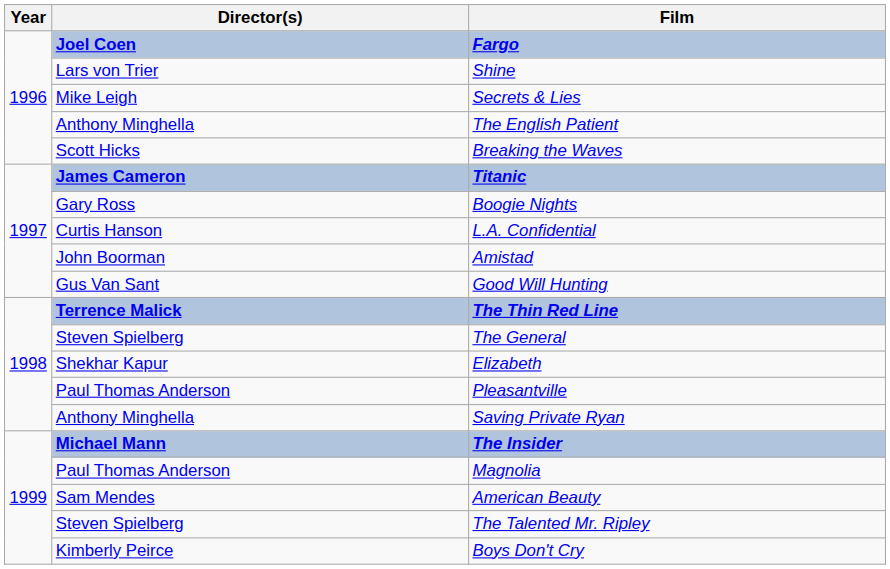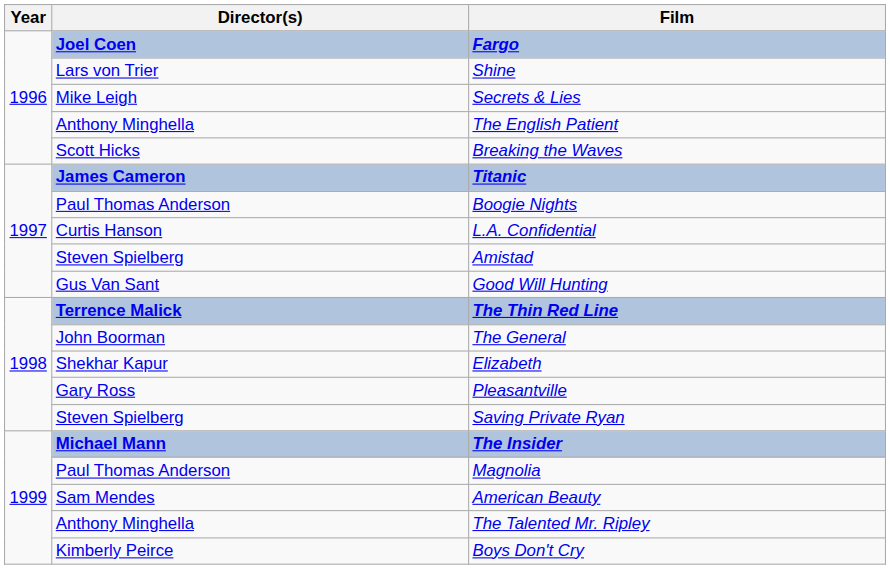(95, 204) Gary Ross -> (143, 204) Paul Thomas Anderson
(110, 257) John Boorman -> (120, 257) Steven Spielberg
(120, 337) Steven Spielberg -> (110, 337) John Boorman
(143, 390) Paul Thomas Anderson -> (95, 390) Gary Ross
(125, 417) Anthony Minghella -> (120, 417) Steven Spielberg
(120, 524) Steven Spielberg -> (125, 524) Anthony Minghella
